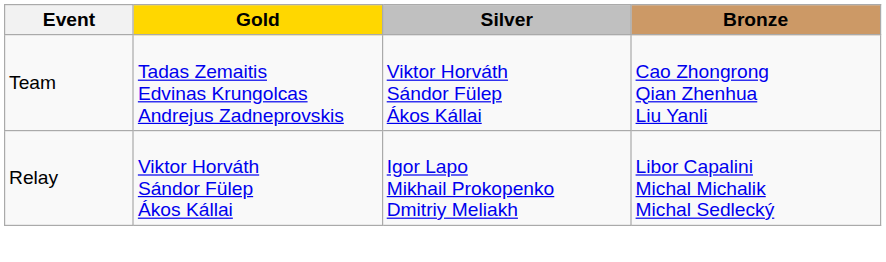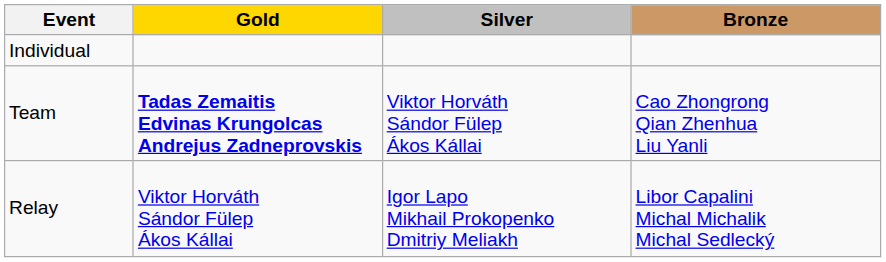+ row: (50, 50)
(241, 93) normal -> (250, 123) bold
